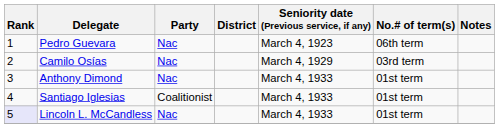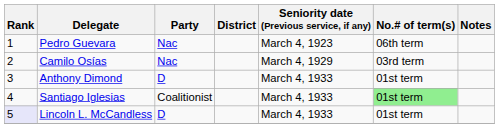(167, 79) Nac -> (161, 79) D
(399, 97) no background -> (399, 97) lightgreen background
(167, 114) Nac -> (161, 114) D
